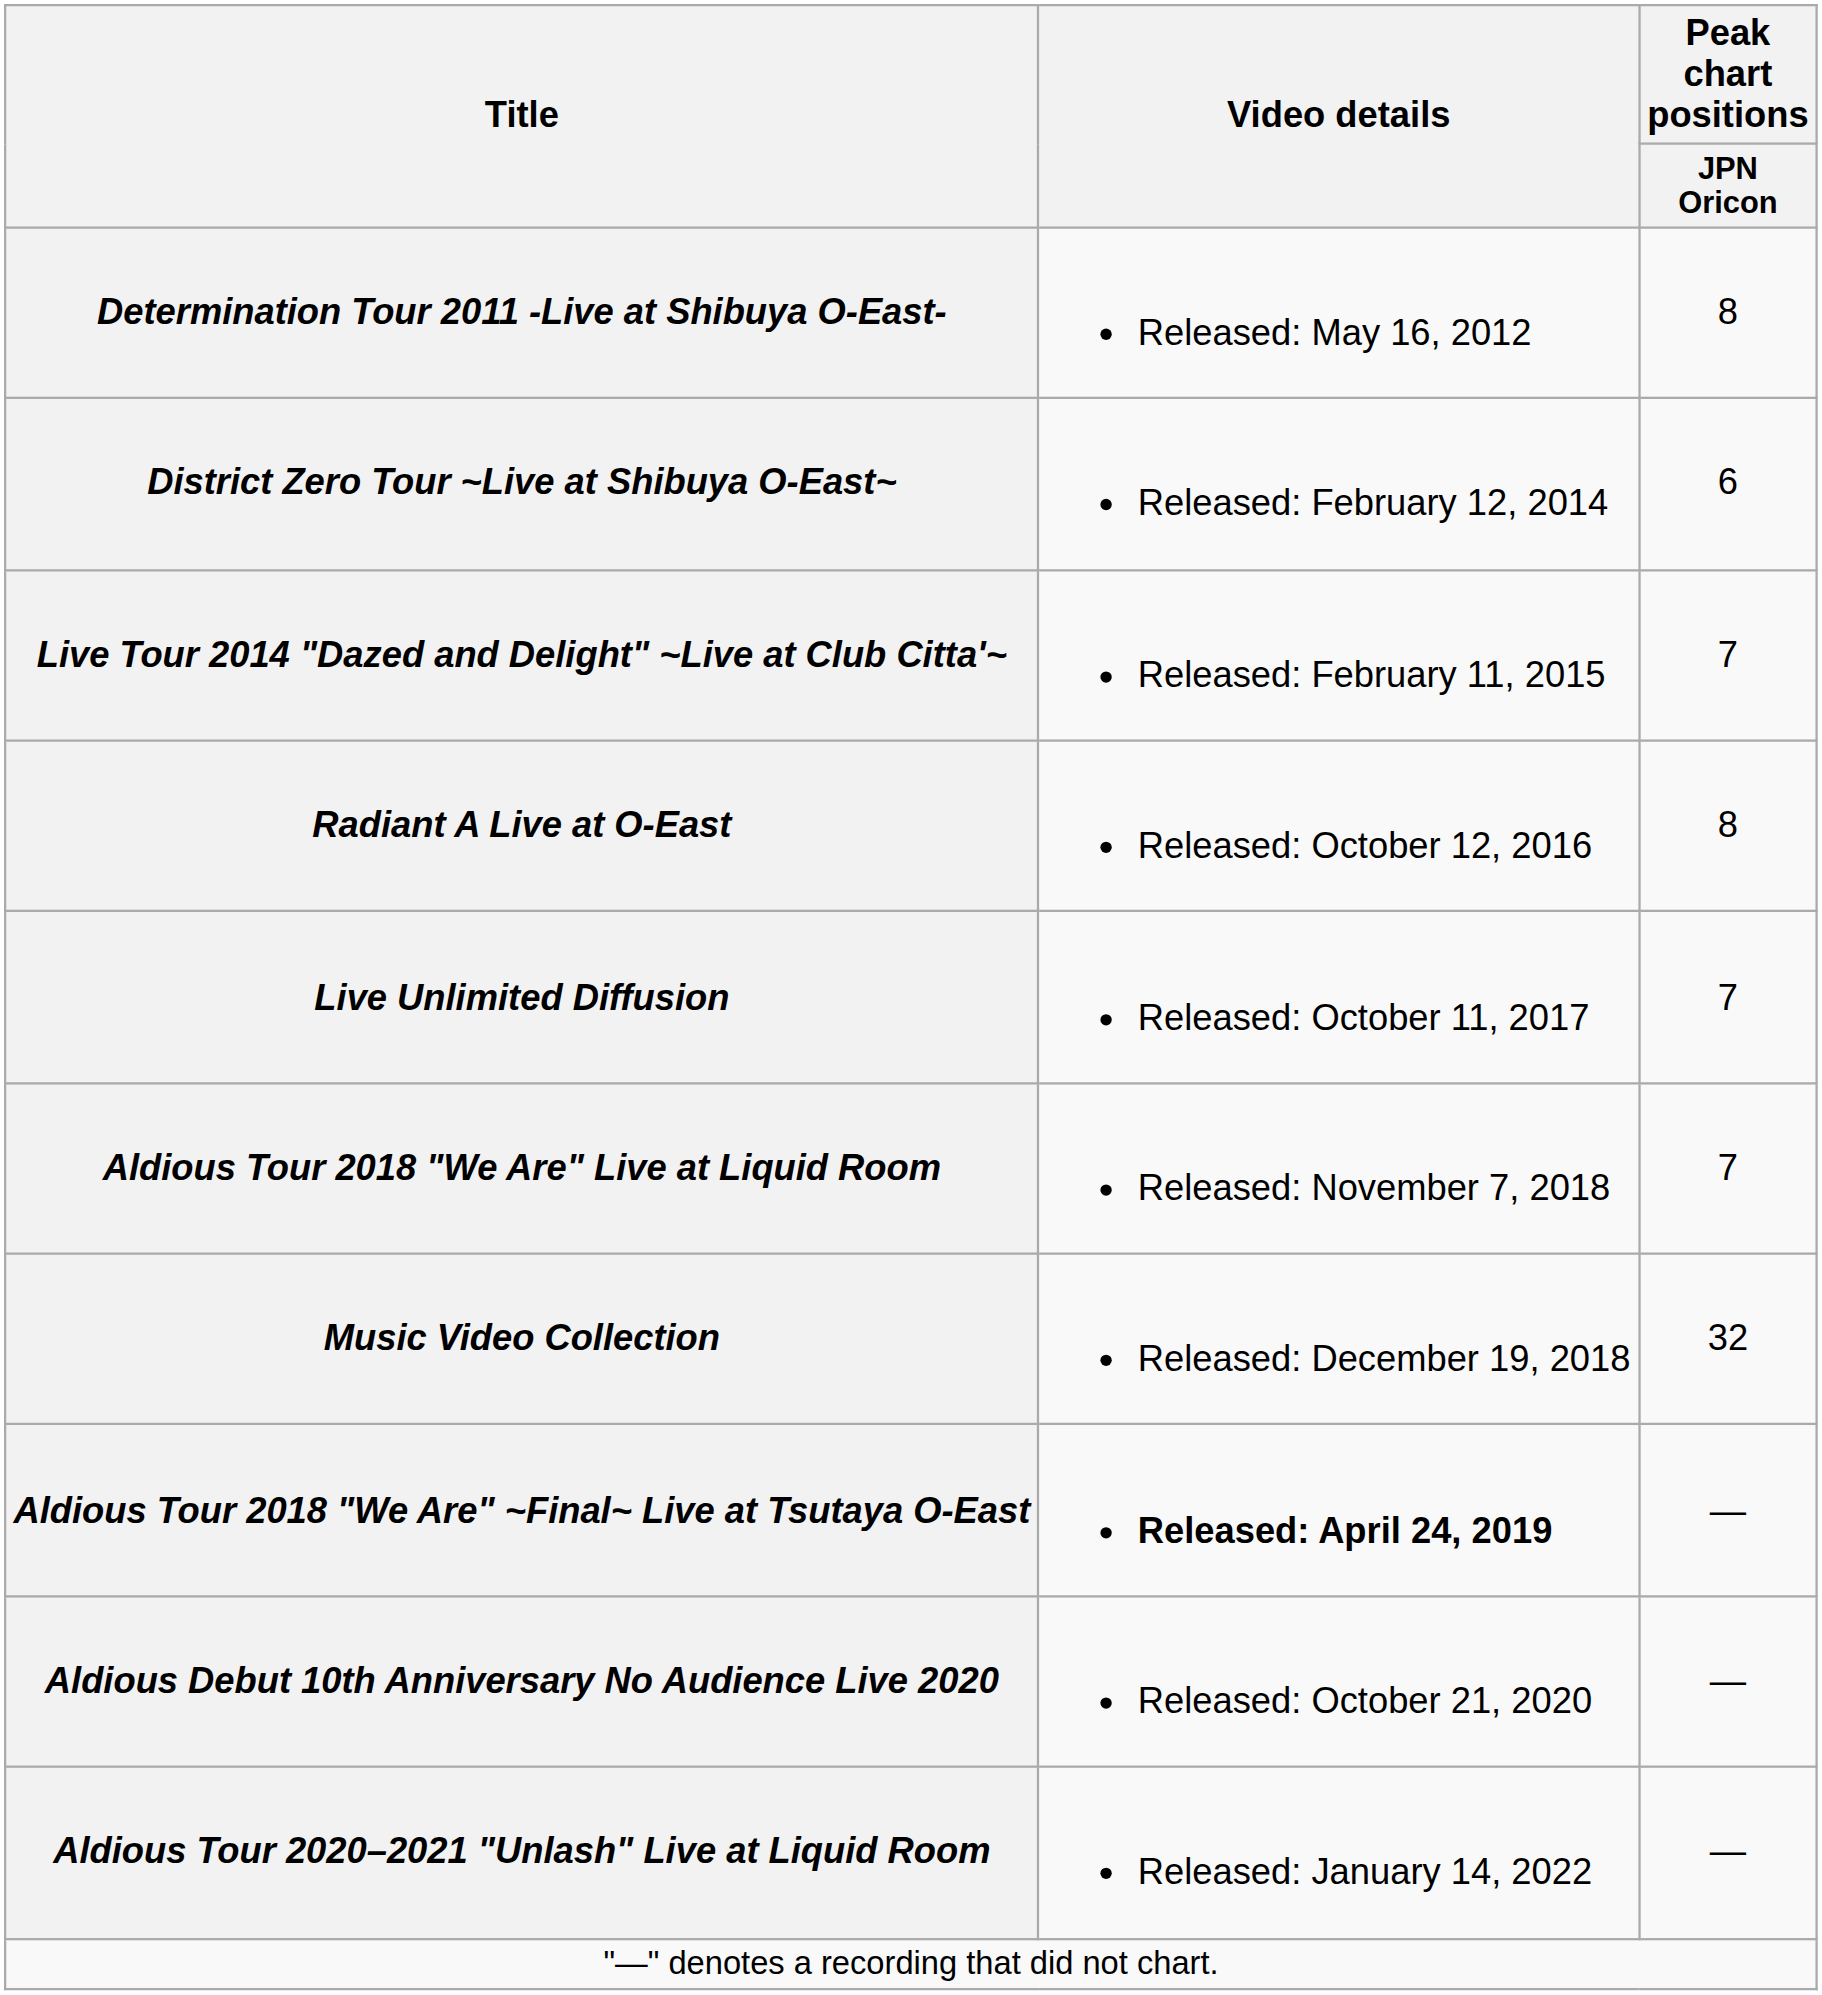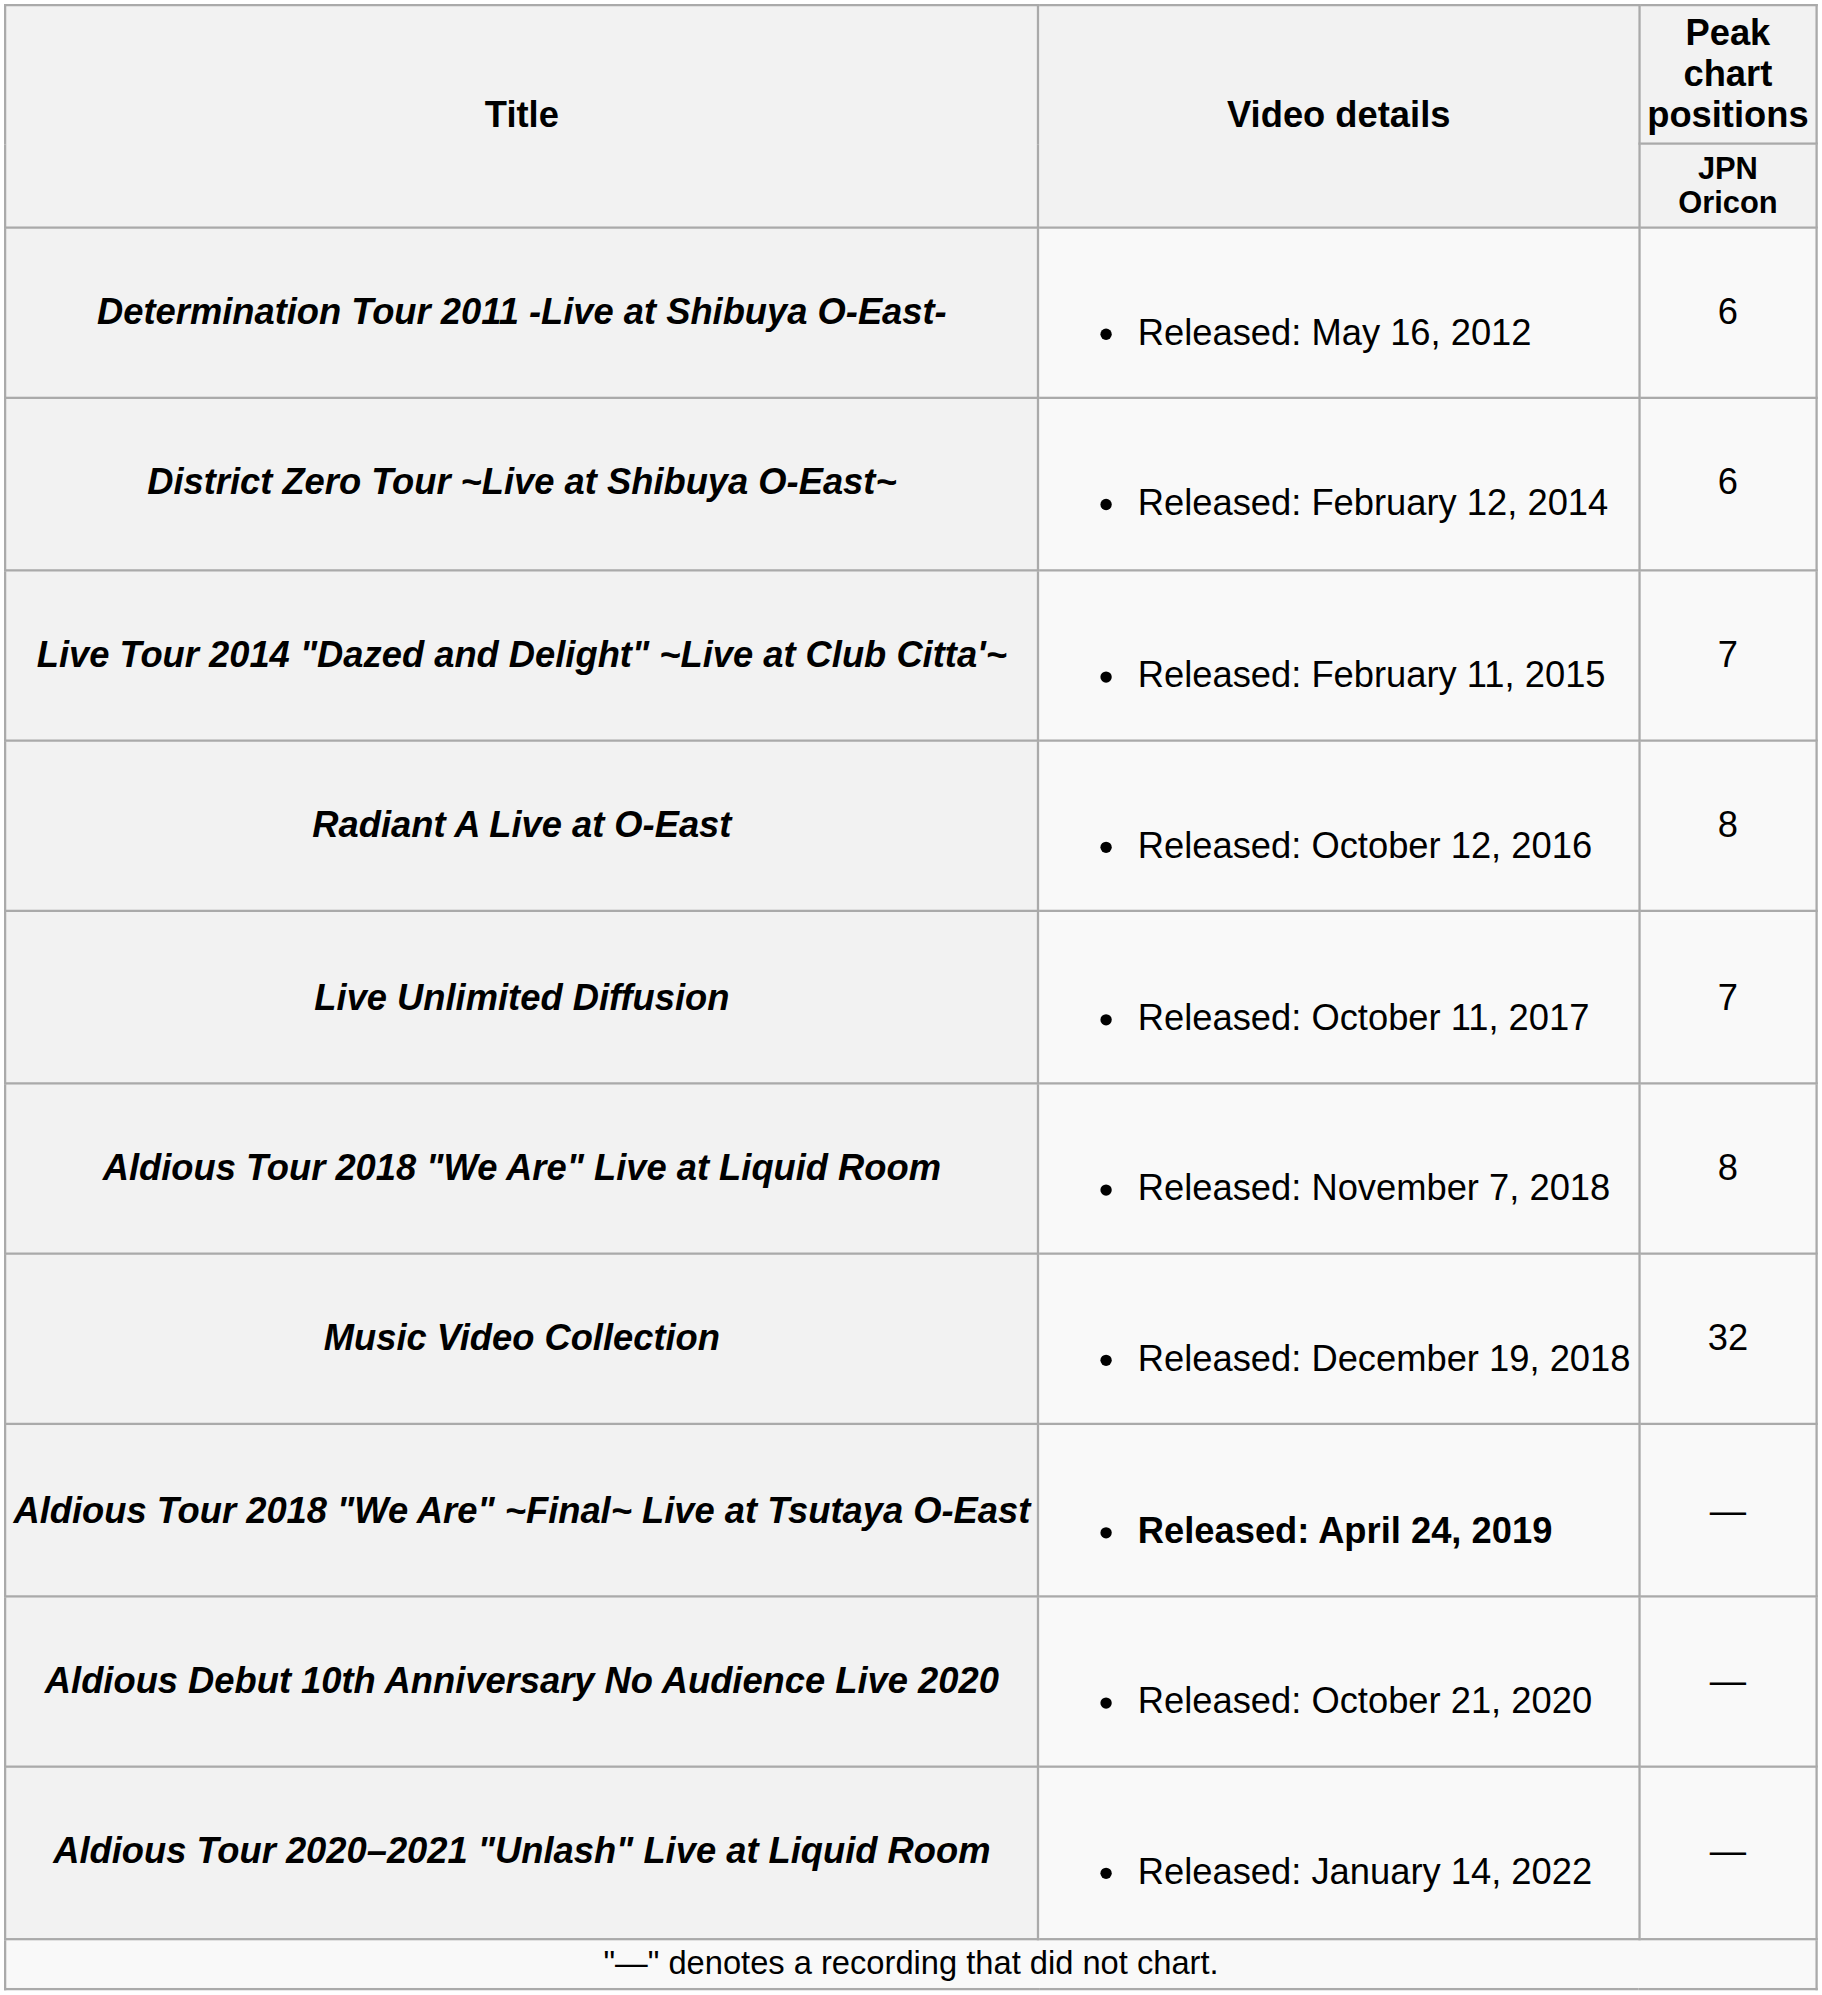(1728, 312) 8 -> (1728, 312) 6
(1728, 1167) 7 -> (1728, 1167) 8
